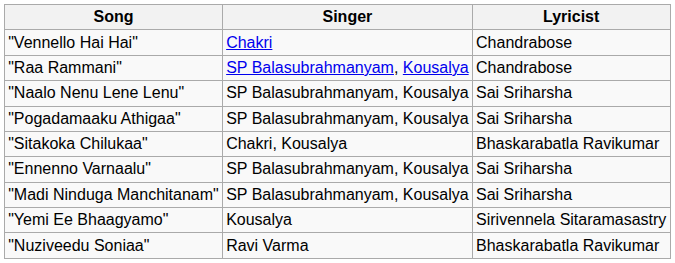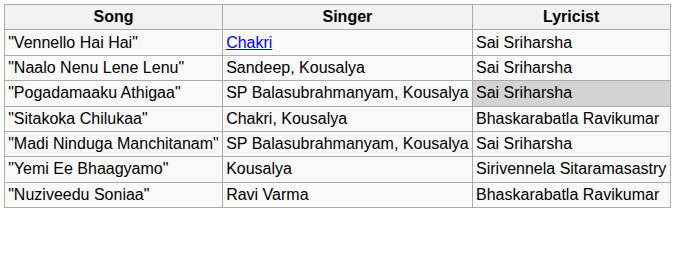(524, 42) Chandrabose -> (524, 42) Sai Sriharsha
- row: (65, 67)
(347, 93) SP Balasubrahmanyam, Kousalya -> (296, 67) Sandeep, Kousalya
(524, 118) no background -> (524, 93) lightgrey background
- row: (80, 169)
